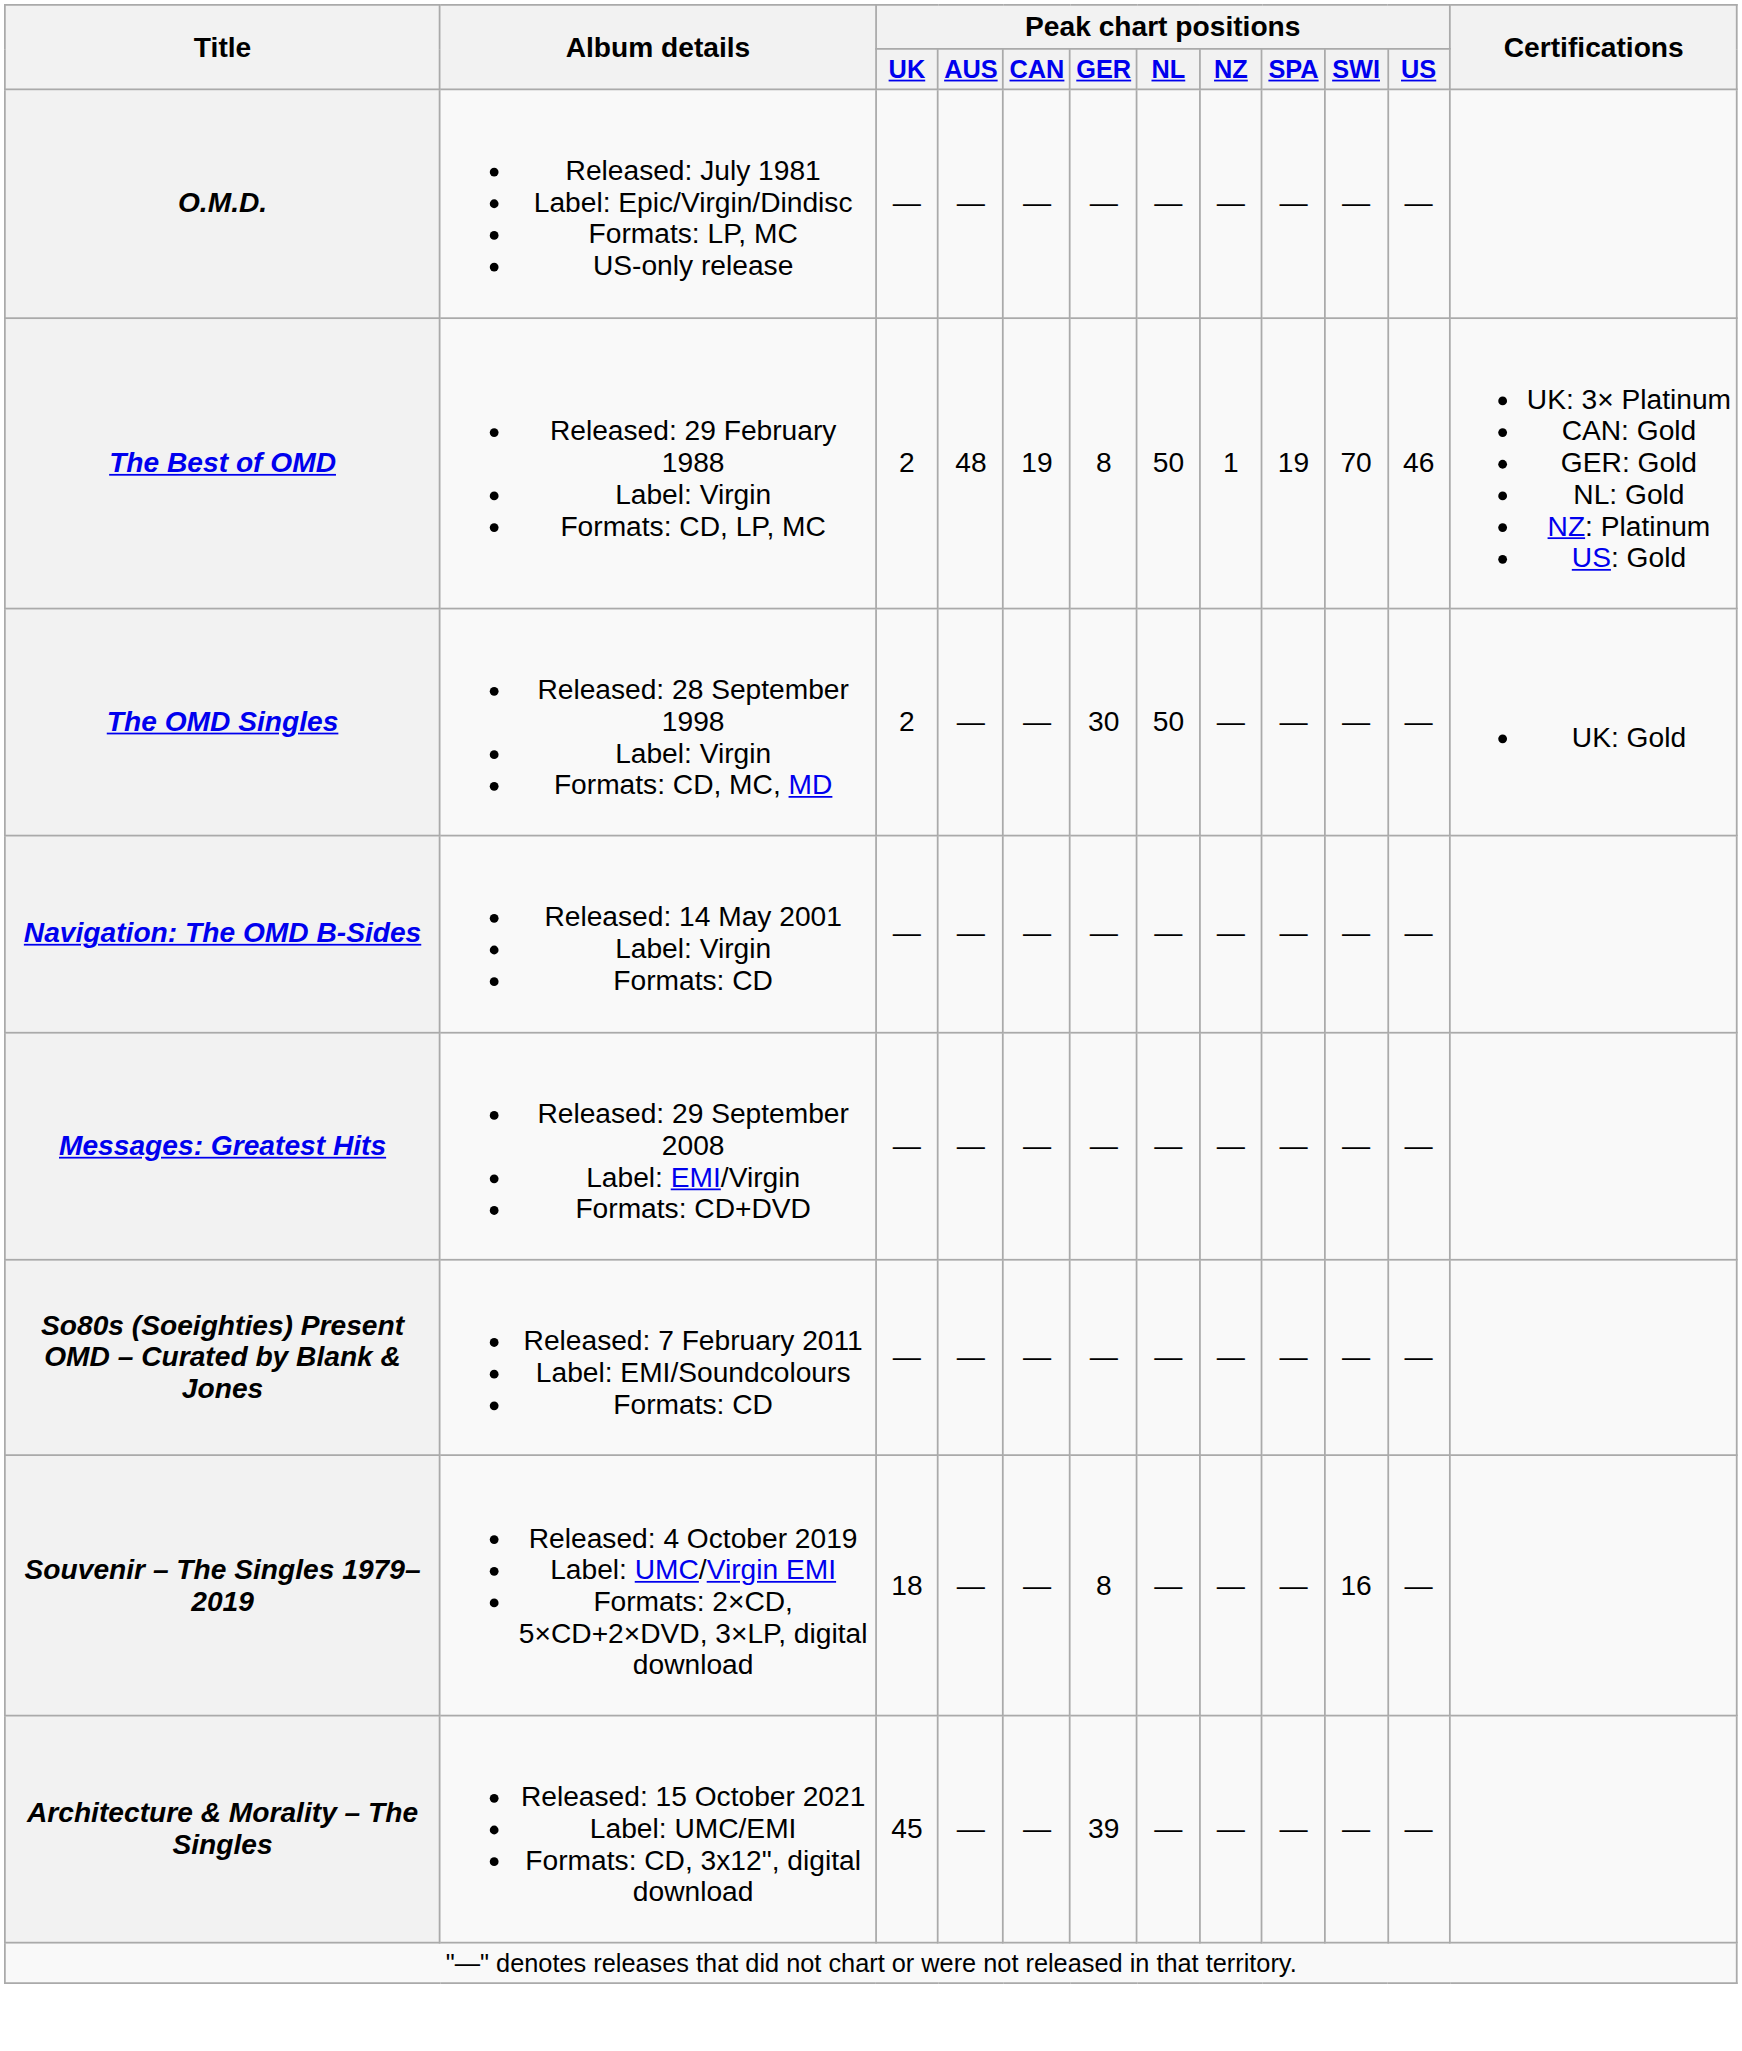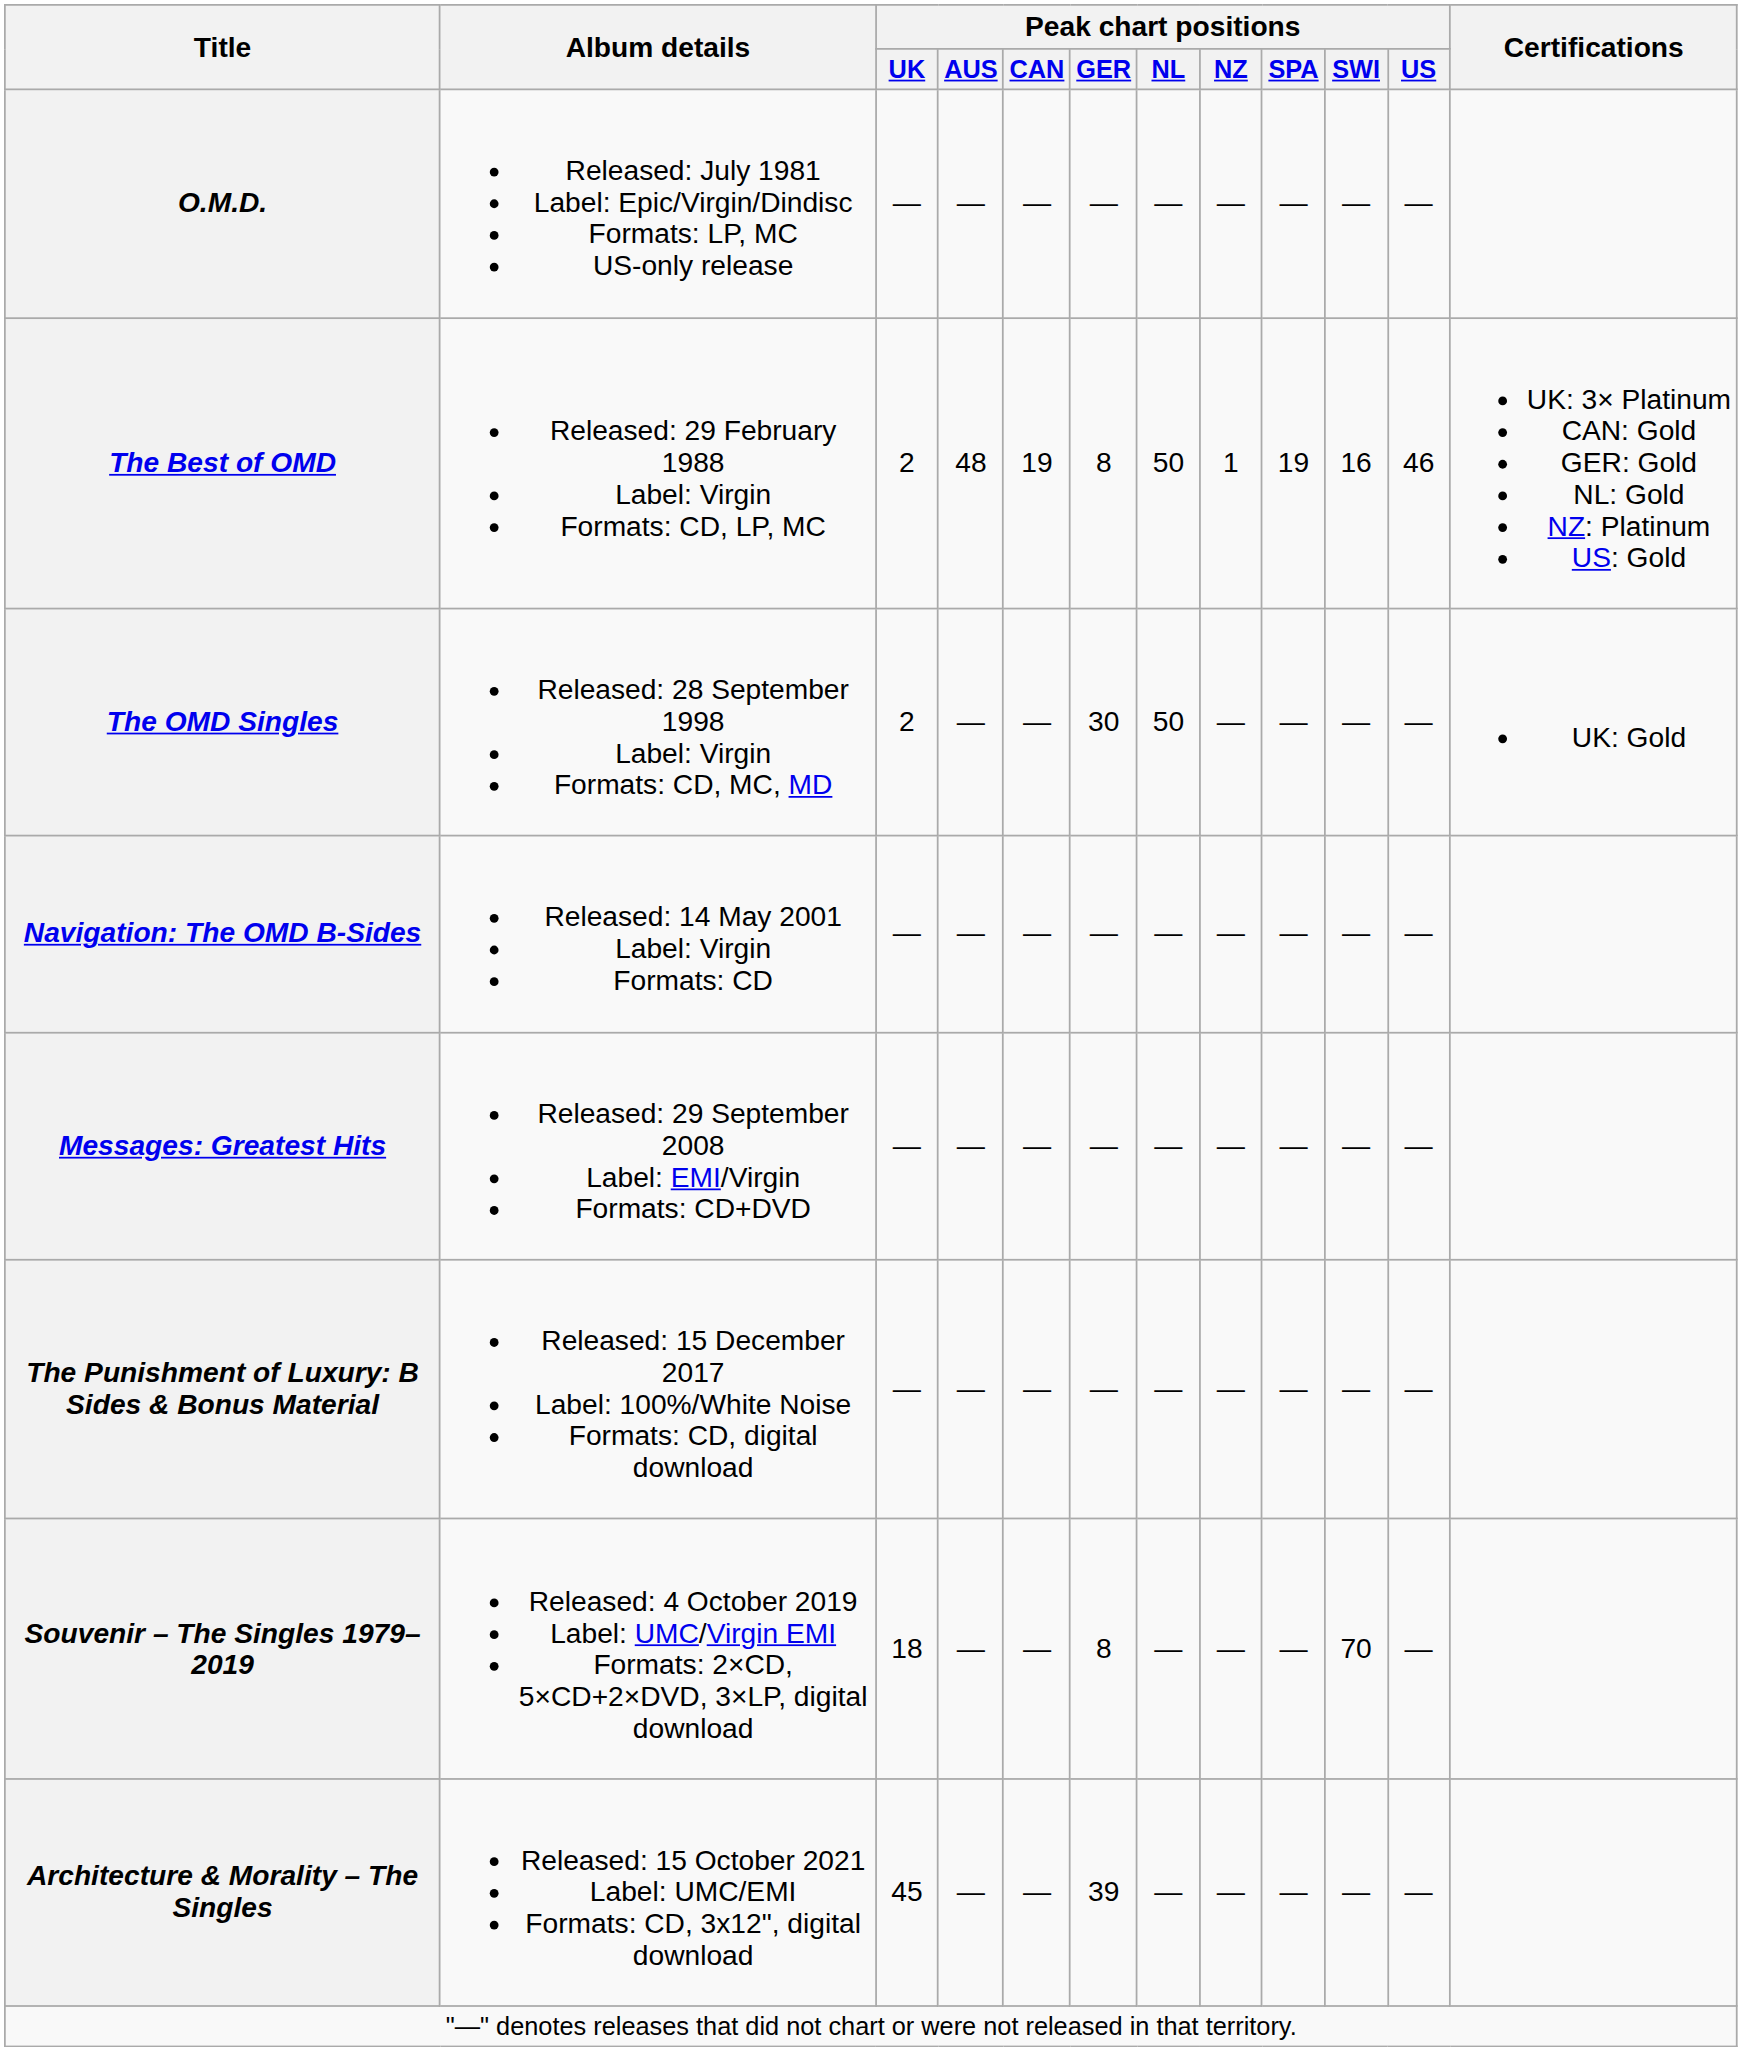(1356, 462) 70 -> (1356, 462) 16
- row: (223, 1357)
+ row: (223, 1389)
(1356, 1585) 16 -> (1356, 1648) 70
